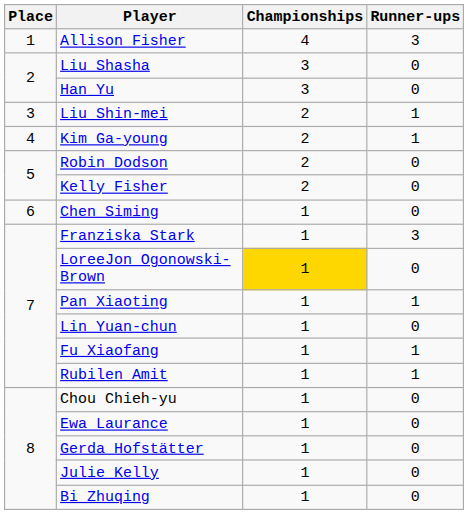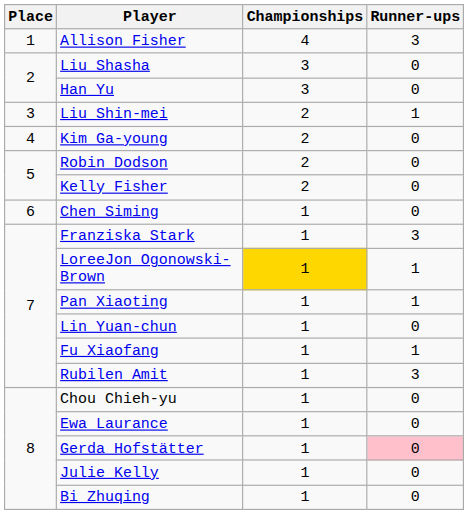(415, 139) 1 -> (415, 139) 0
(415, 269) 0 -> (415, 269) 1
(415, 375) 1 -> (415, 375) 3
(415, 448) no background -> (415, 448) pink background
